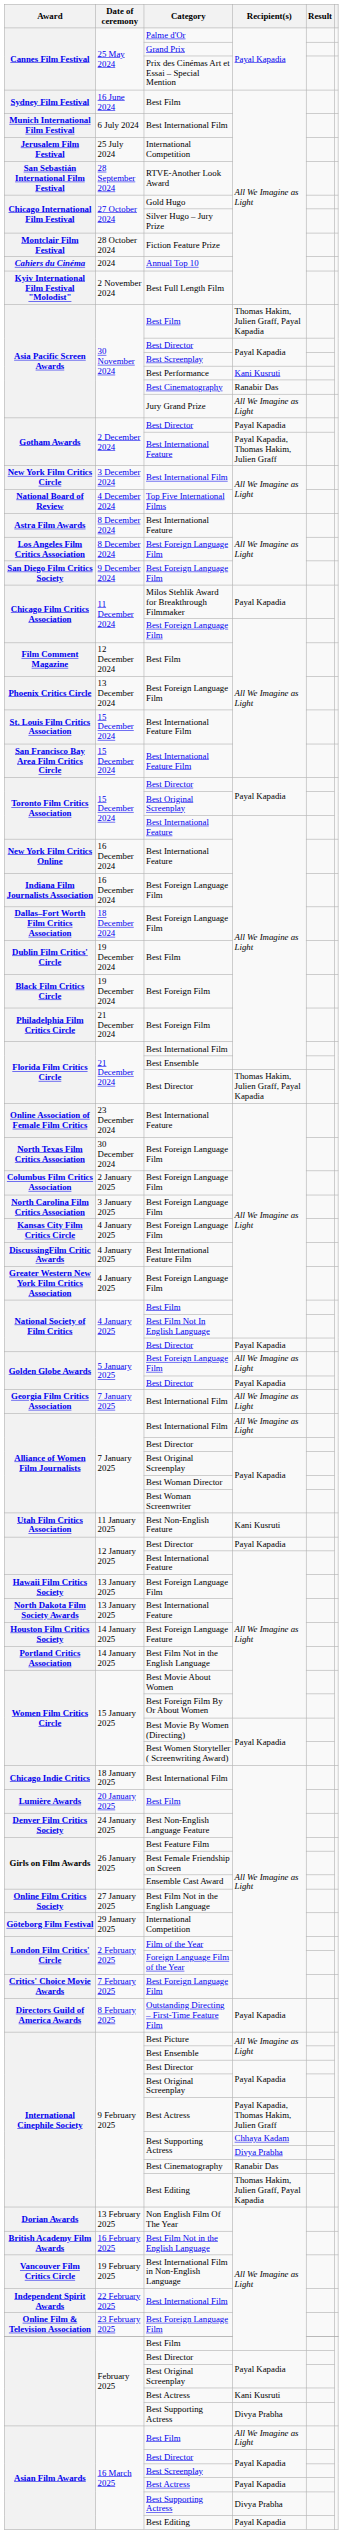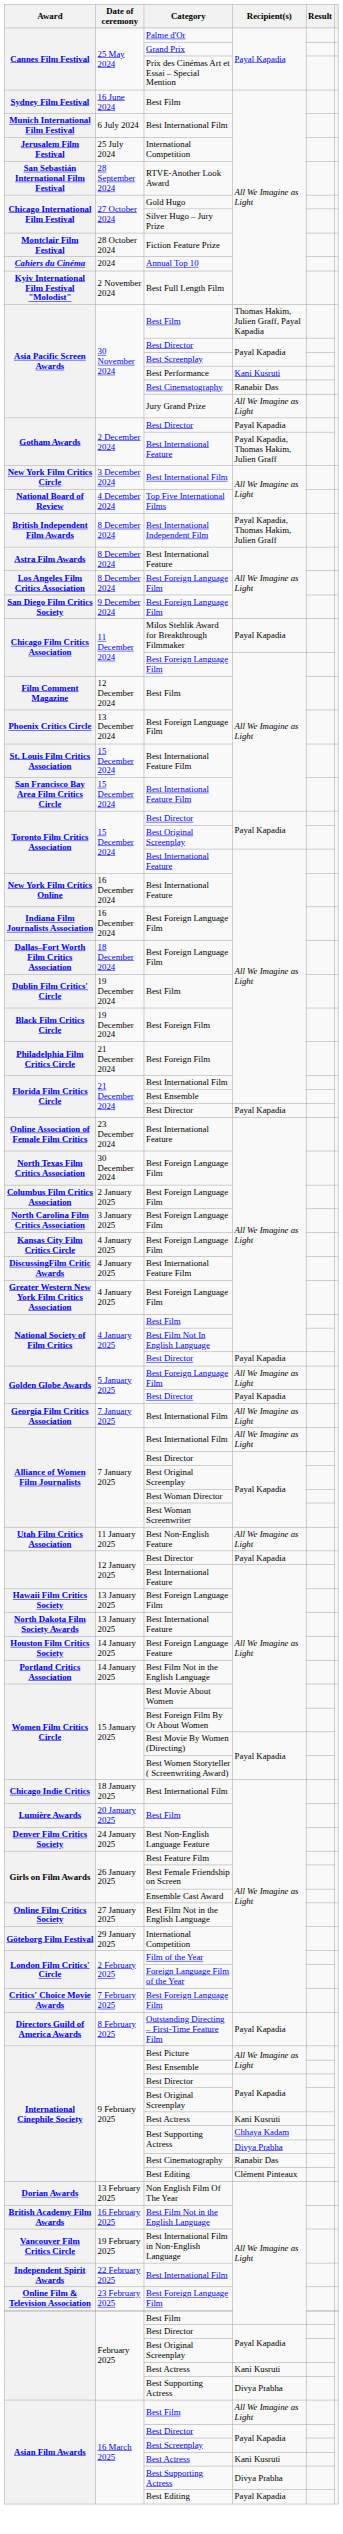+ row: (50, 530)
(268, 1086) Thomas Hakim, Julien Graff, Payal Kapadia -> (260, 1110) Payal Kapadia
(257, 1525) Kani Kusruti -> (267, 1539) All We Imagine as Light
(263, 2114) Payal Kapadia, Thomas Hakim, Julien Graff -> (257, 2118) Kani Kusruti
(268, 2190) Thomas Hakim, Julien Graff, Payal Kapadia -> (266, 2174) Clément Pinteaux
(260, 2484) Payal Kapadia -> (257, 2459) Kani Kusruti
